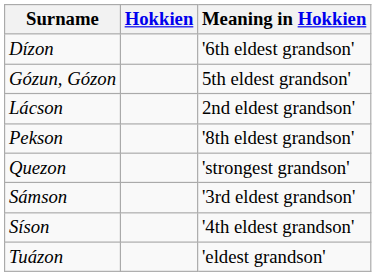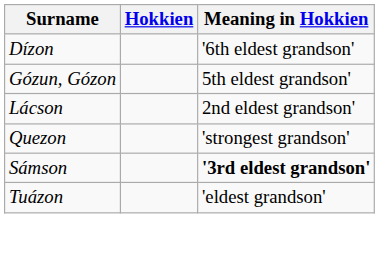- row: (36, 138)
(279, 197) normal -> (286, 167) bold
- row: (29, 227)
